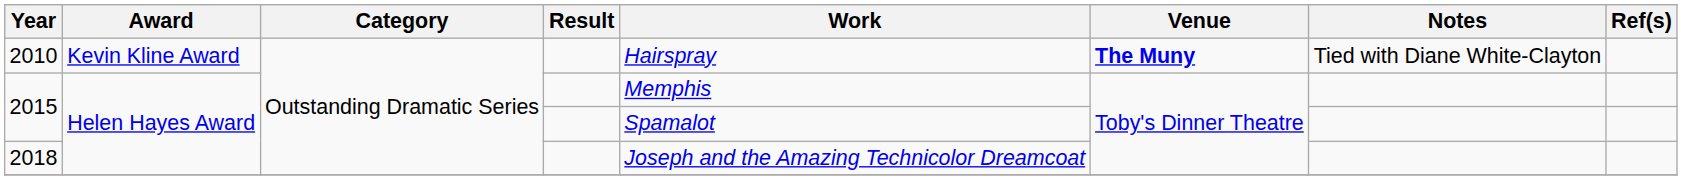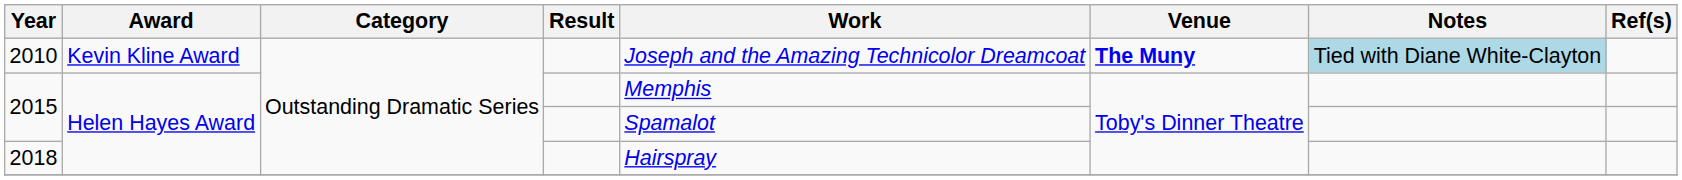(670, 55) Hairspray -> (855, 55) Joseph and the Amazing Technicolor Dreamcoat
(1457, 55) no background -> (1457, 55) lightblue background
(855, 157) Joseph and the Amazing Technicolor Dreamcoat -> (670, 157) Hairspray
